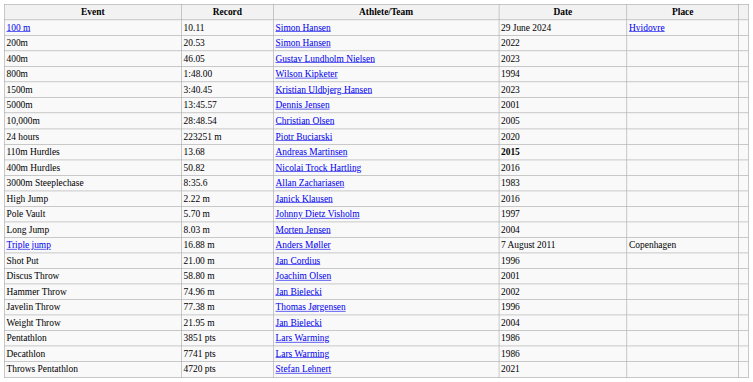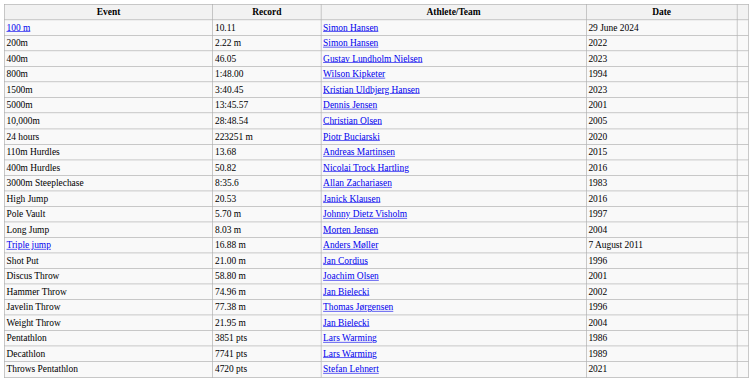- column: (683, 12)
(194, 43) 20.53 -> (228, 43) 2.22 m
(510, 152) bold -> (598, 152) normal
(197, 198) 2.22 m -> (226, 198) 20.53
(510, 354) 1986 -> (598, 354) 1989
